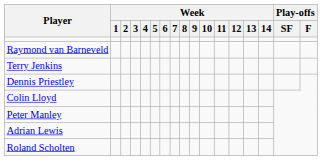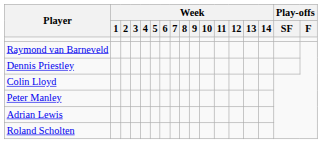- row: (34, 66)
